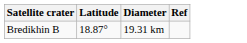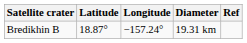+ column: (147, 13)
